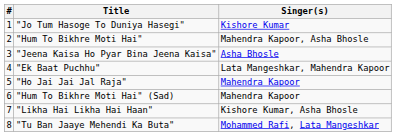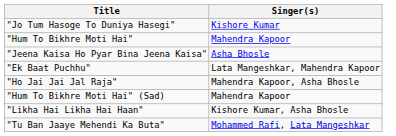- column: (9, 12)
(295, 40) Mahendra Kapoor, Asha Bhosle -> (251, 40) Mahendra Kapoor
(260, 83) Mahendra Kapoor -> (285, 83) Mahendra Kapoor, Asha Bhosle
